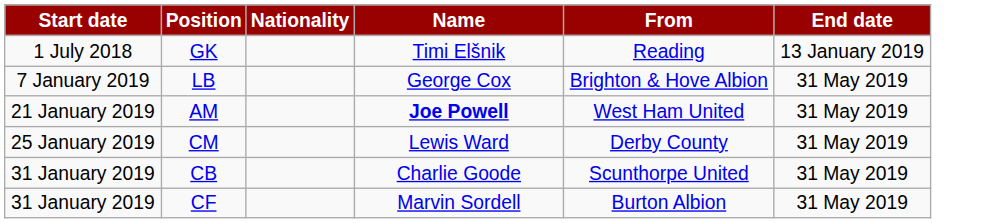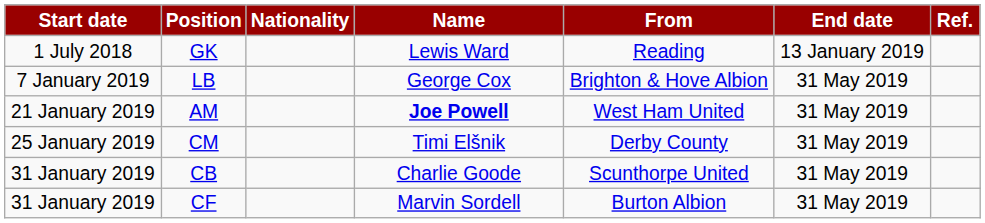+ column: (955, 20)
(459, 51) Timi Elšnik -> (459, 51) Lewis Ward
(459, 142) Lewis Ward -> (459, 142) Timi Elšnik
